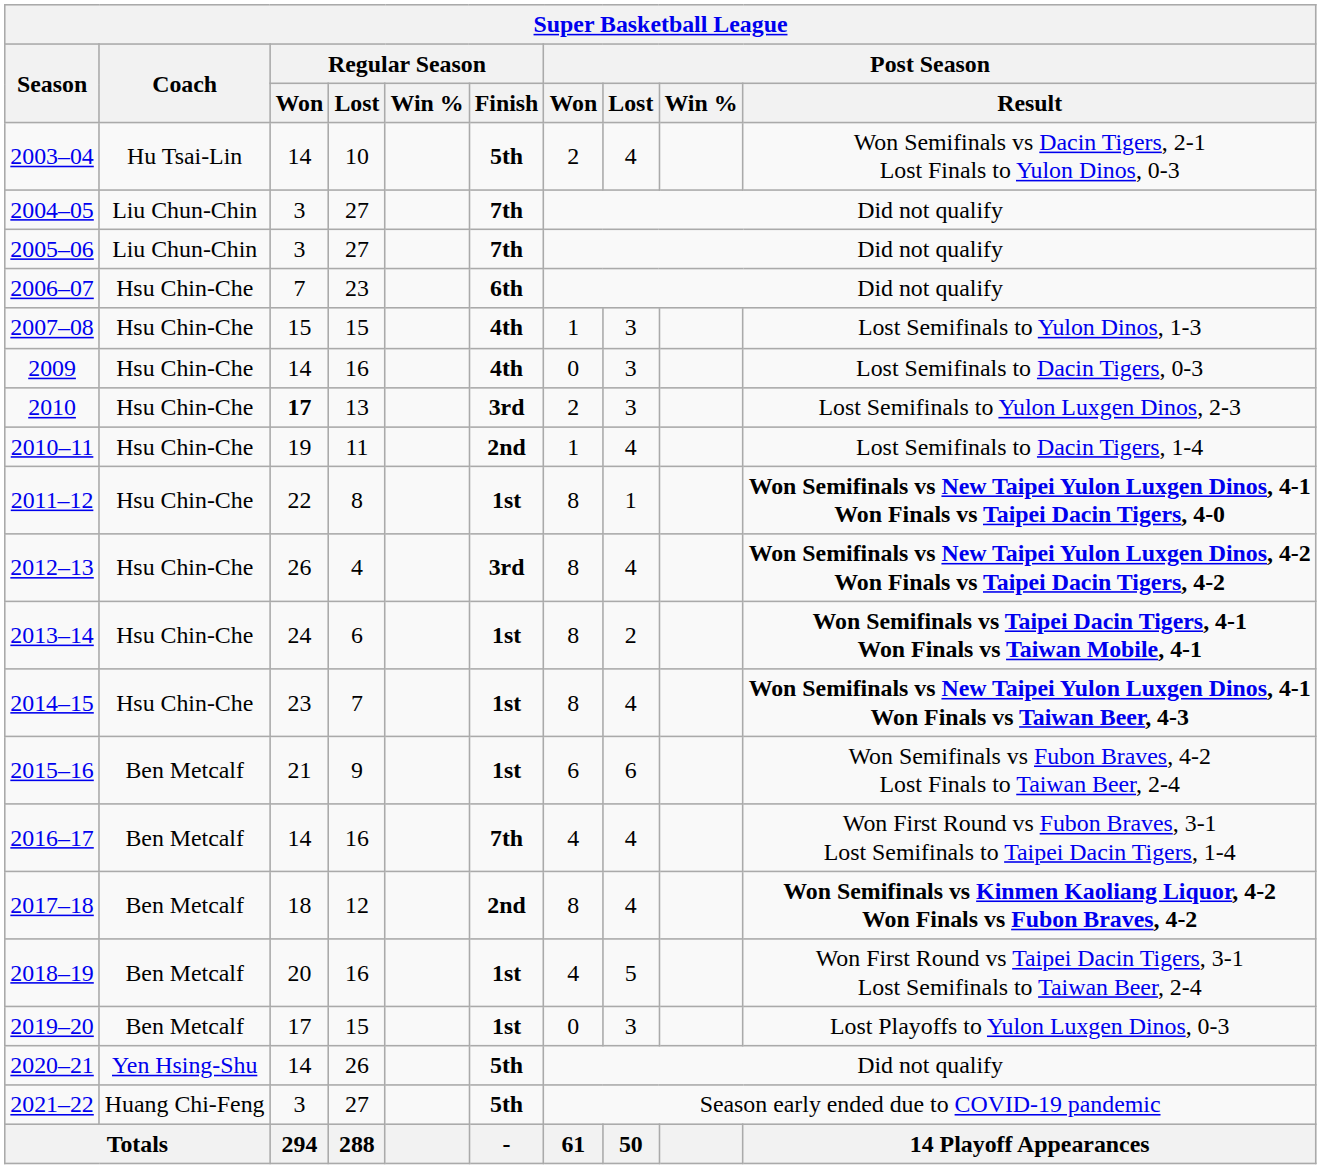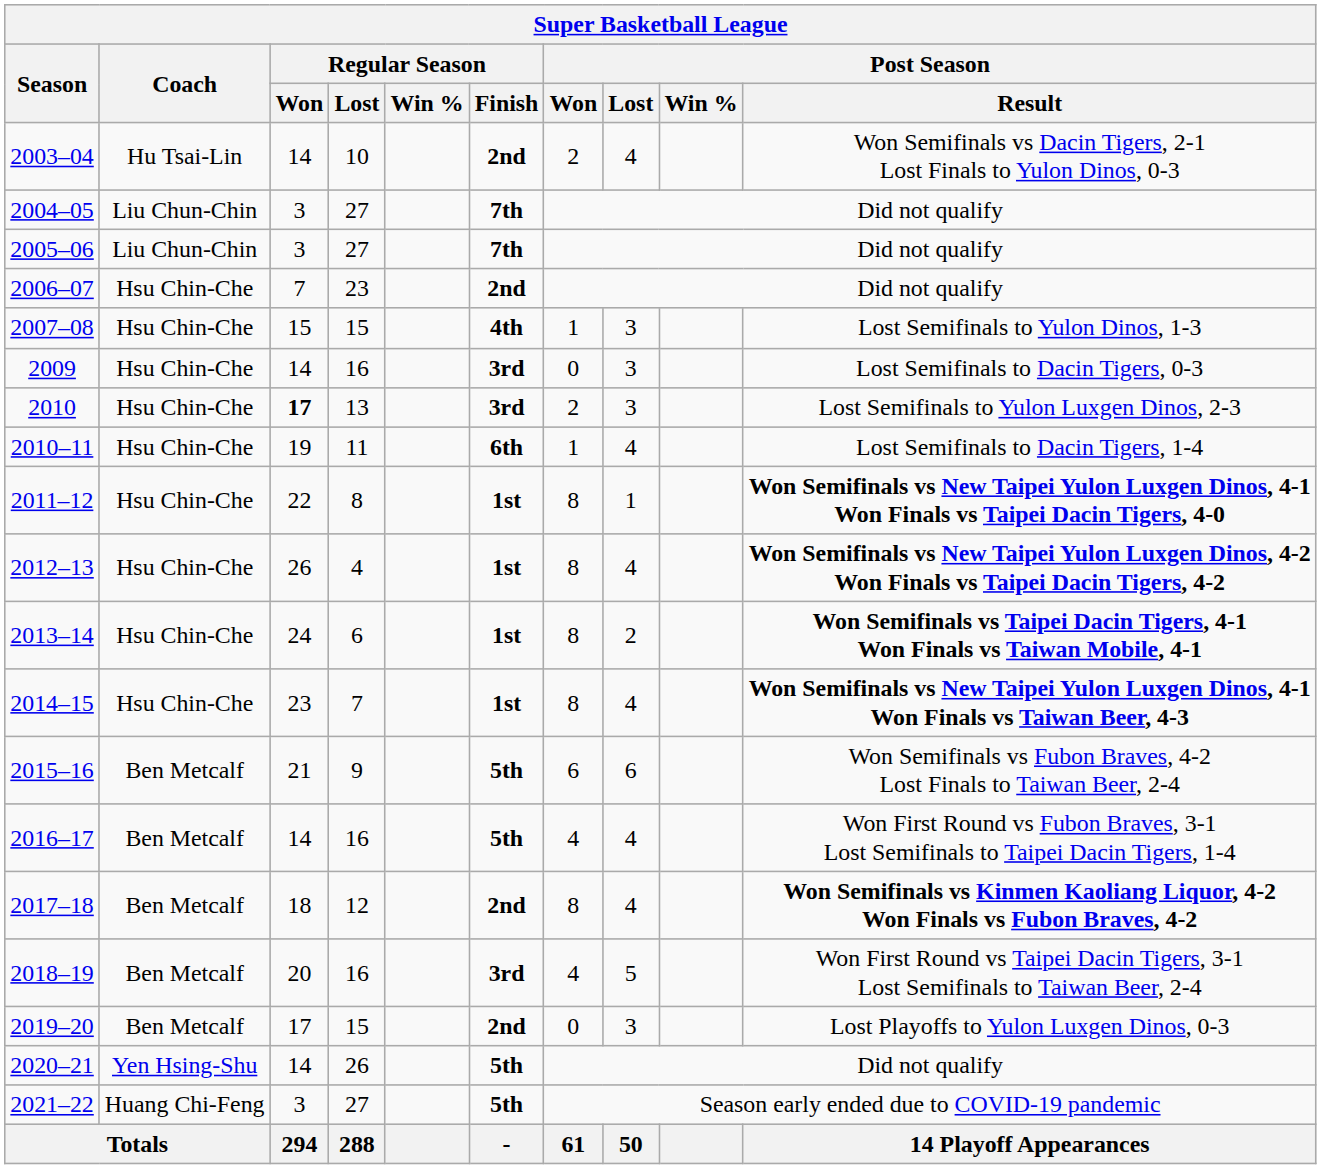(507, 156) 5th -> (507, 156) 2nd
(507, 288) 6th -> (507, 288) 2nd
(507, 367) 4th -> (507, 367) 3rd
(507, 446) 2nd -> (507, 446) 6th
(507, 567) 3rd -> (507, 567) 1st
(507, 770) 1st -> (507, 770) 5th
(507, 837) 7th -> (507, 837) 5th
(507, 972) 1st -> (507, 972) 3rd
(507, 1026) 1st -> (507, 1026) 2nd
